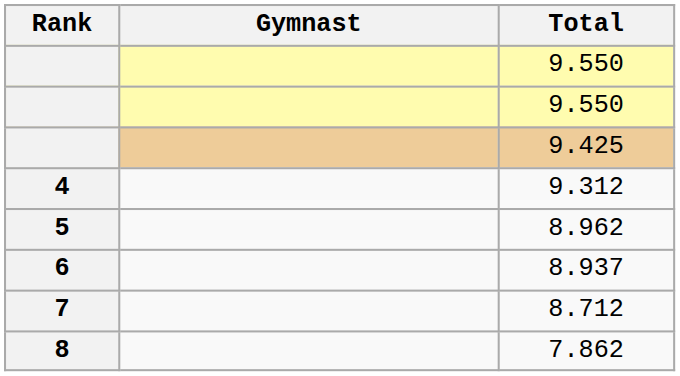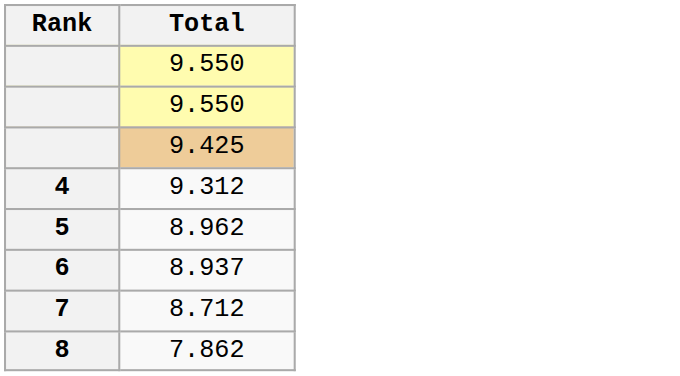- column: (309, 26)
